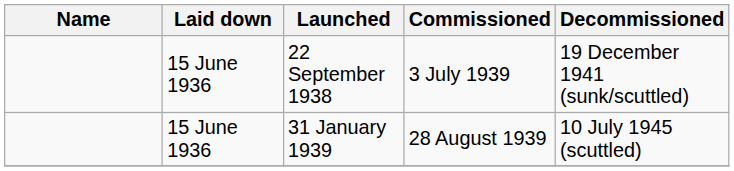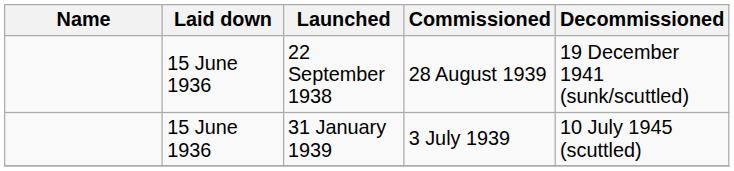(459, 74) 3 July 1939 -> (478, 74) 28 August 1939
(478, 138) 28 August 1939 -> (459, 138) 3 July 1939
